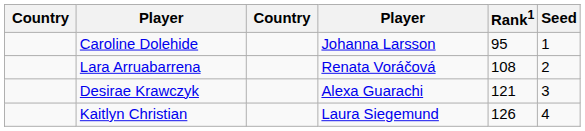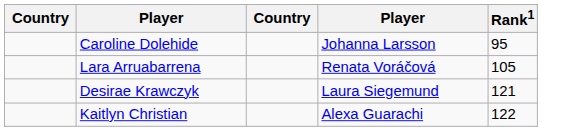- column: (559, 18)
(503, 67) 108 -> (503, 67) 105
(372, 91) Alexa Guarachi -> (380, 91) Laura Siegemund
(380, 114) Laura Siegemund -> (372, 114) Alexa Guarachi
(503, 114) 126 -> (503, 114) 122
